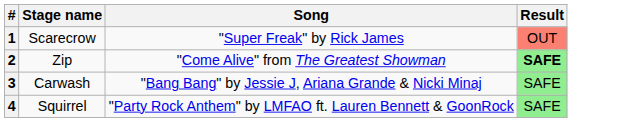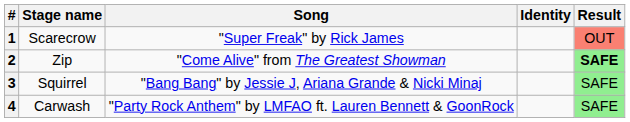+ column: (546, 15)
(62, 83) Carwash -> (62, 83) Squirrel
(62, 106) Squirrel -> (62, 106) Carwash
